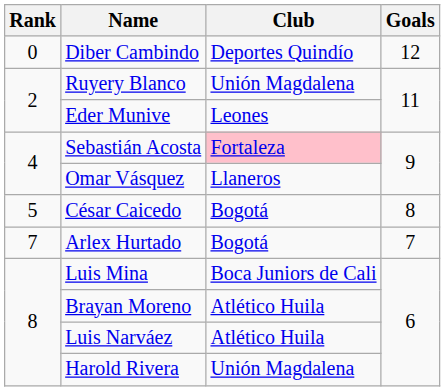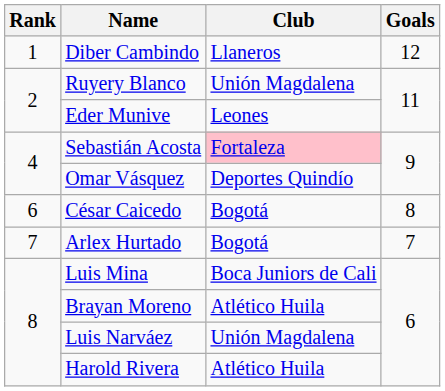(33, 52) 0 -> (33, 52) 1
(282, 52) Deportes Quindío -> (245, 52) Llaneros
(245, 178) Llaneros -> (282, 178) Deportes Quindío
(33, 210) 5 -> (33, 210) 6
(267, 337) Atlético Huila -> (282, 337) Unión Magdalena
(282, 369) Unión Magdalena -> (267, 369) Atlético Huila
